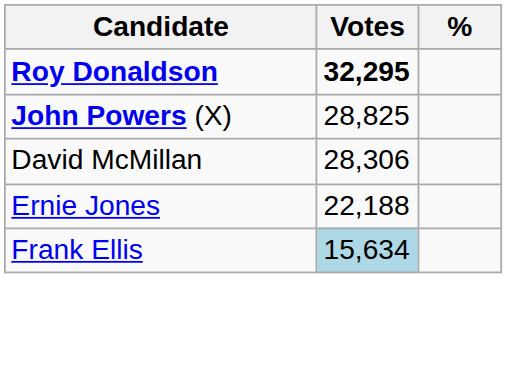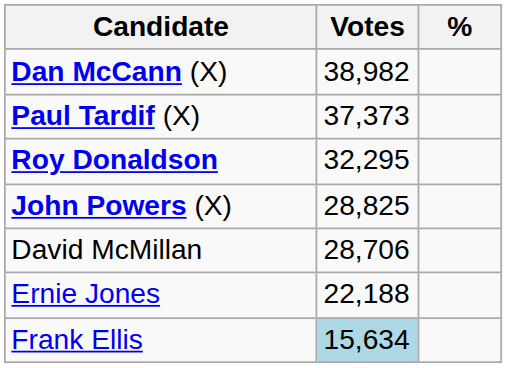+ row: (119, 71)
+ row: (106, 116)
(367, 71) bold -> (367, 160) normal
(367, 160) 28,306 -> (367, 250) 28,706
